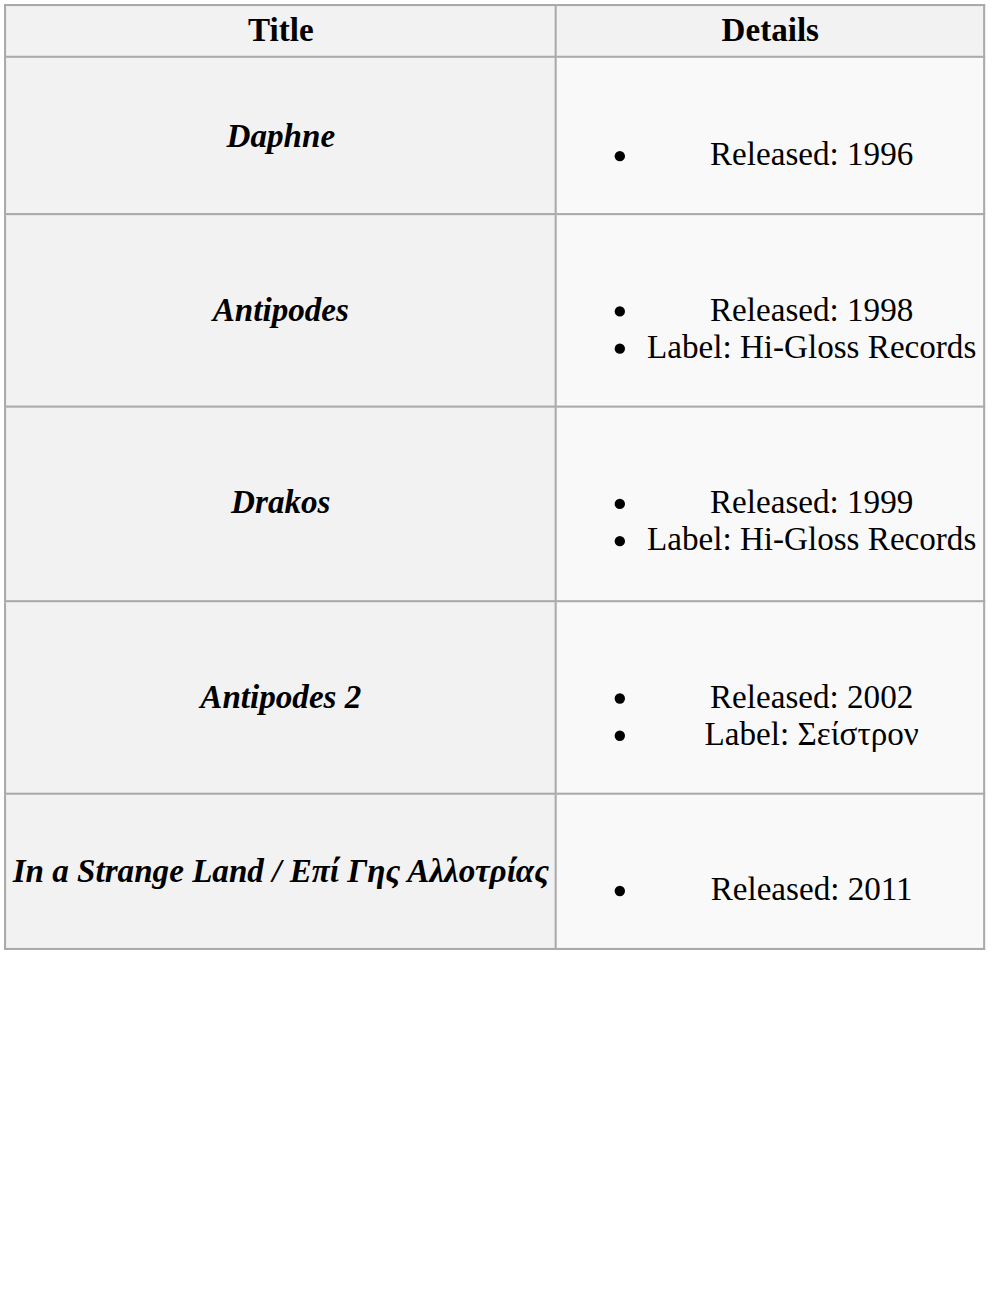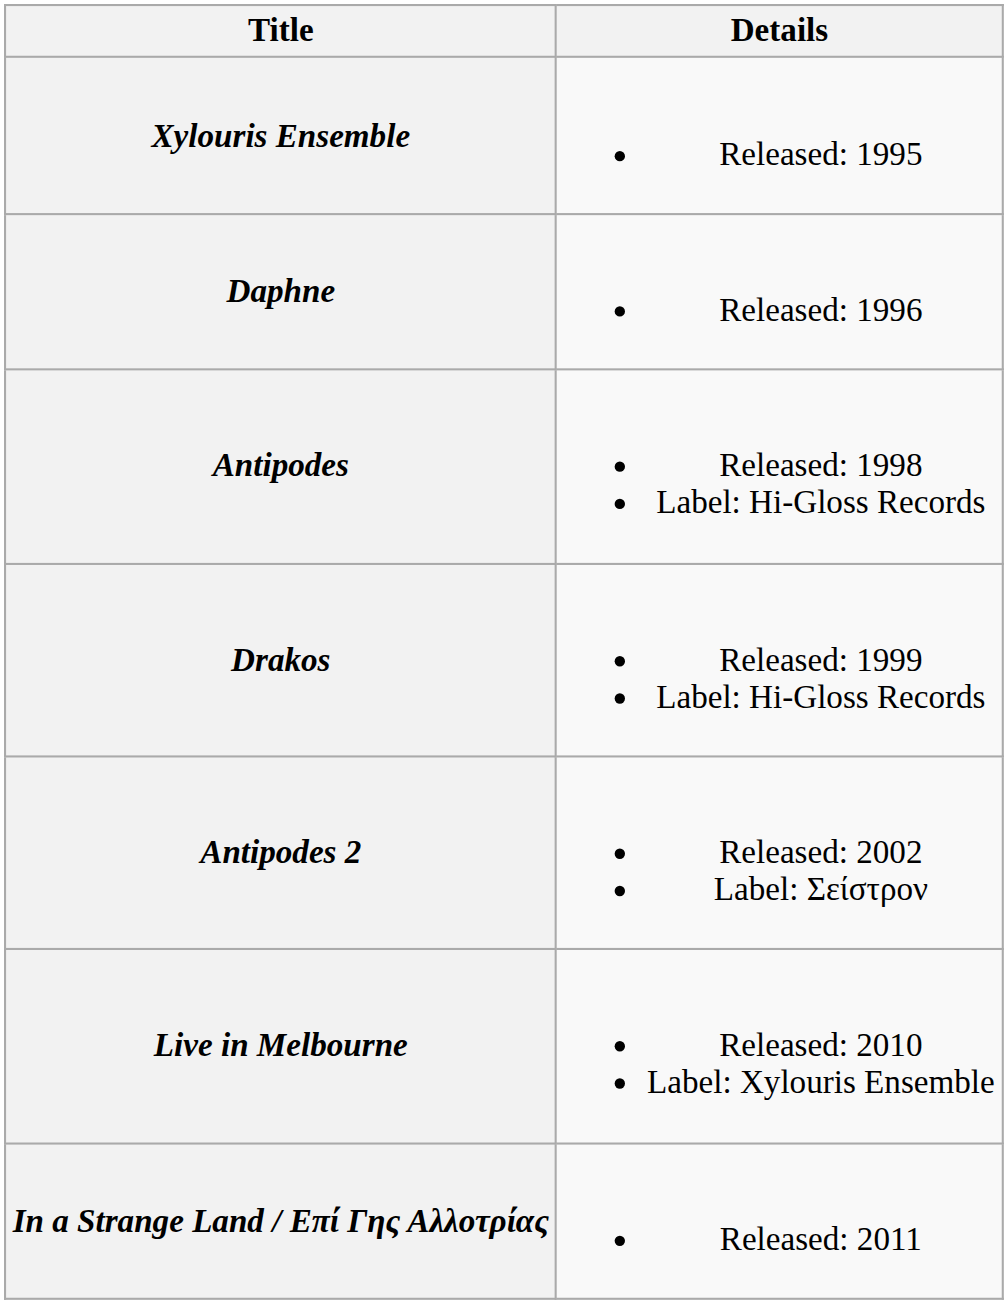+ row: (281, 135)
+ row: (281, 1045)
